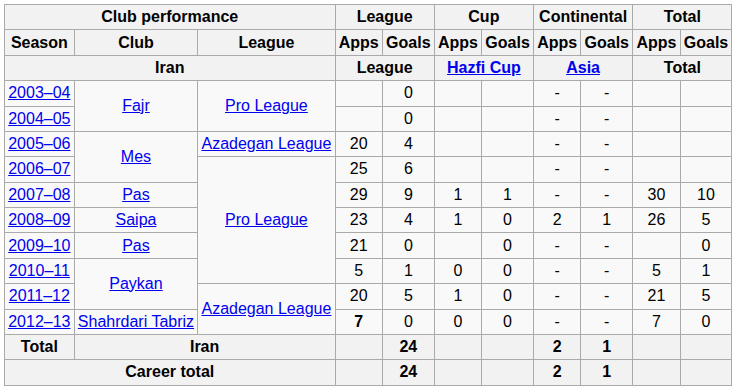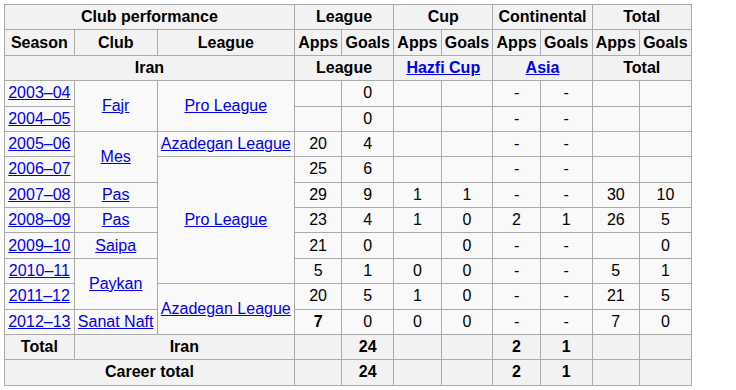(136, 220) Saipa -> (116, 220) Pas
(136, 245) Pas -> (116, 245) Saipa
(136, 321) Shahrdari Tabriz -> (116, 321) Sanat Naft
